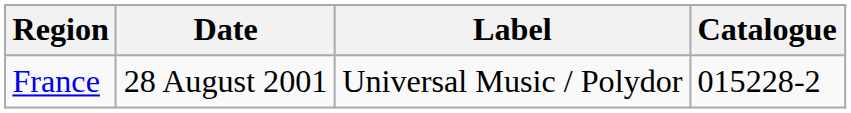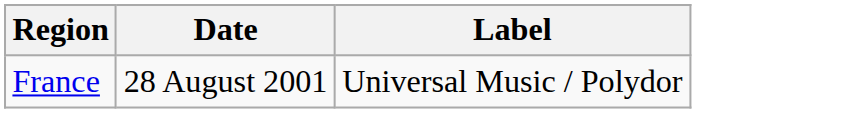- column: (767, 30)
